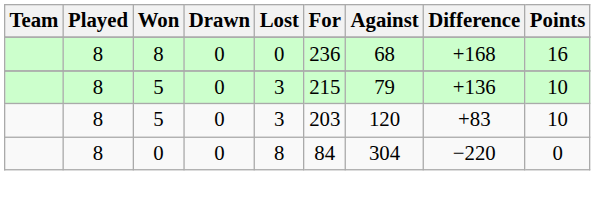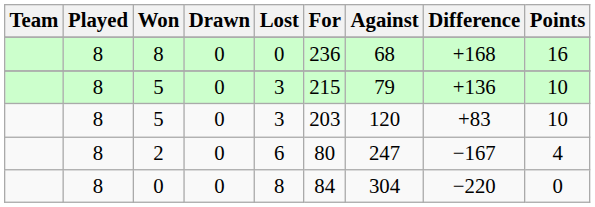+ row: (34, 153)
